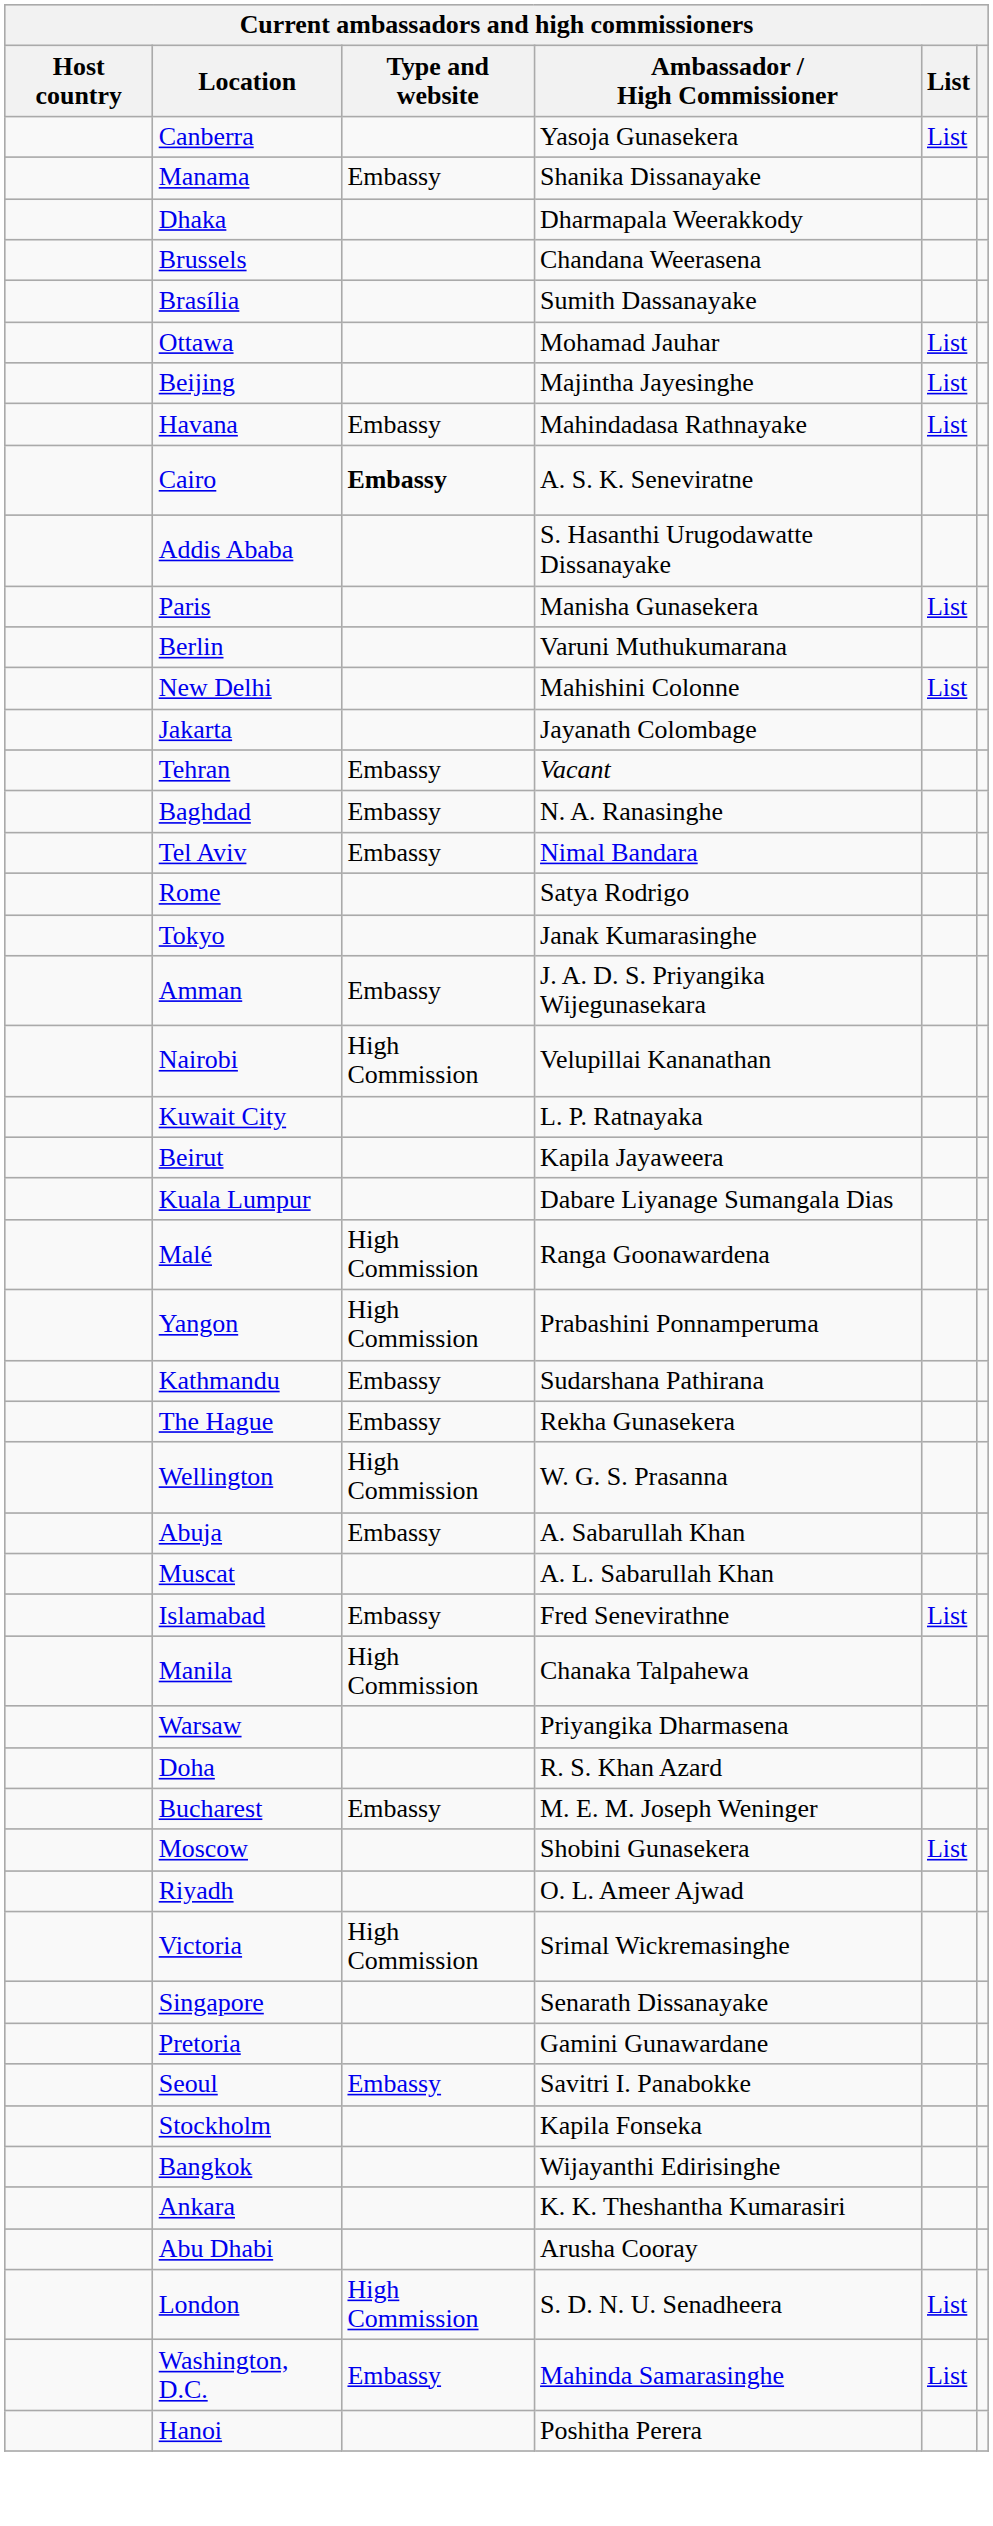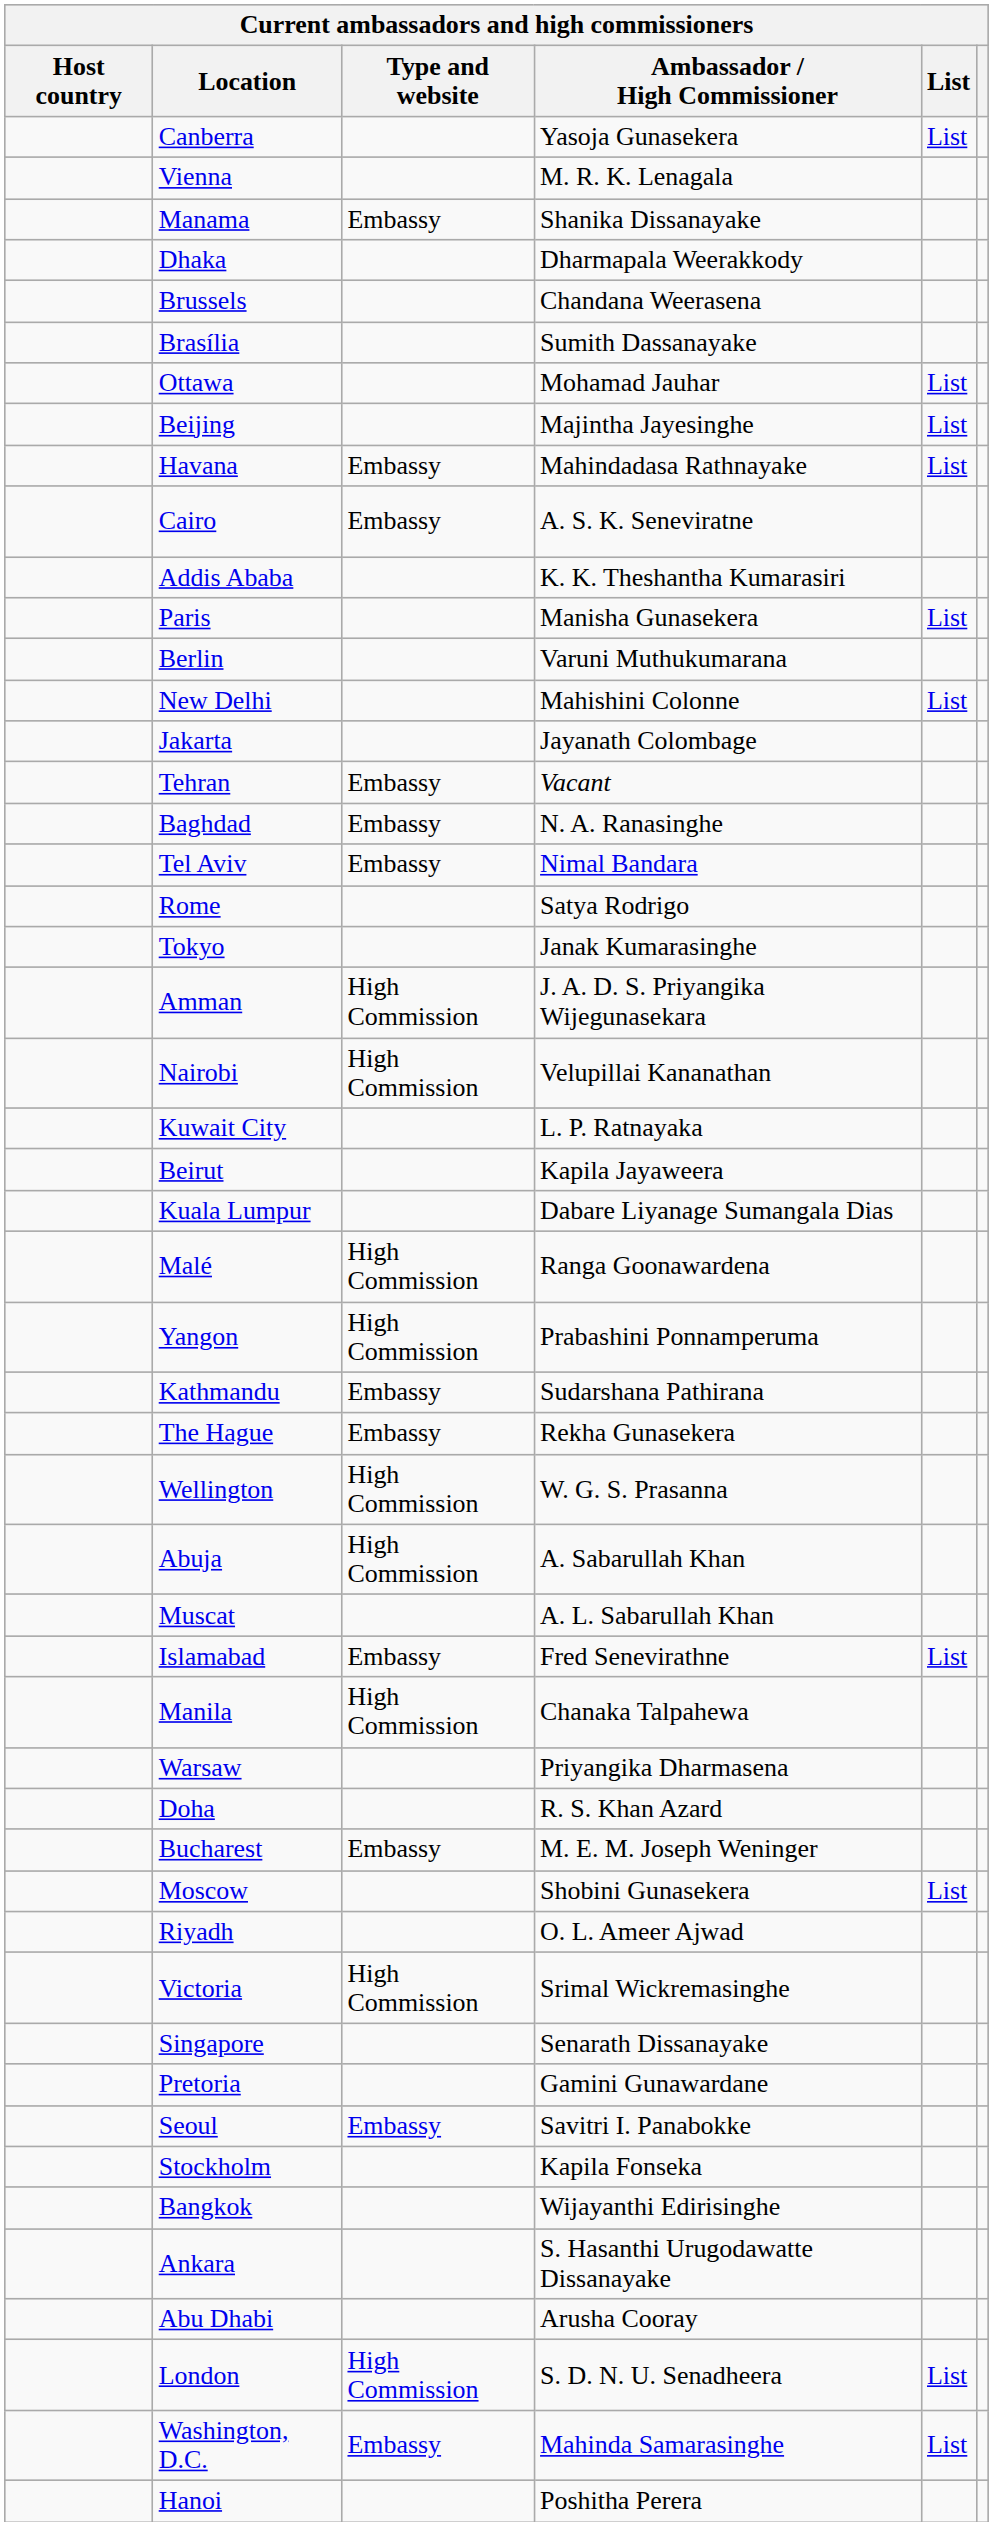+ row: (195, 177)
(397, 479) bold -> (394, 520) normal
(676, 550) S. Hasanthi Urugodawatte Dissanayake -> (693, 576) K. K. Theshantha Kumarasiri
(394, 990) Embassy -> (413, 1002) High Commission
(394, 1532) Embassy -> (413, 1559) High Commission
(693, 2207) K. K. Theshantha Kumarasiri -> (676, 2263) S. Hasanthi Urugodawatte Dissanayake
